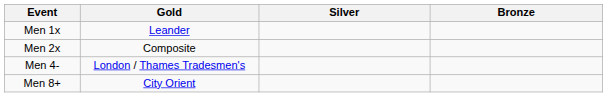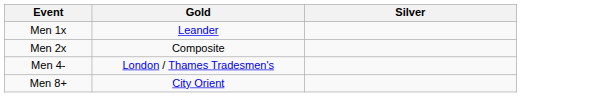- column: (516, 13)
